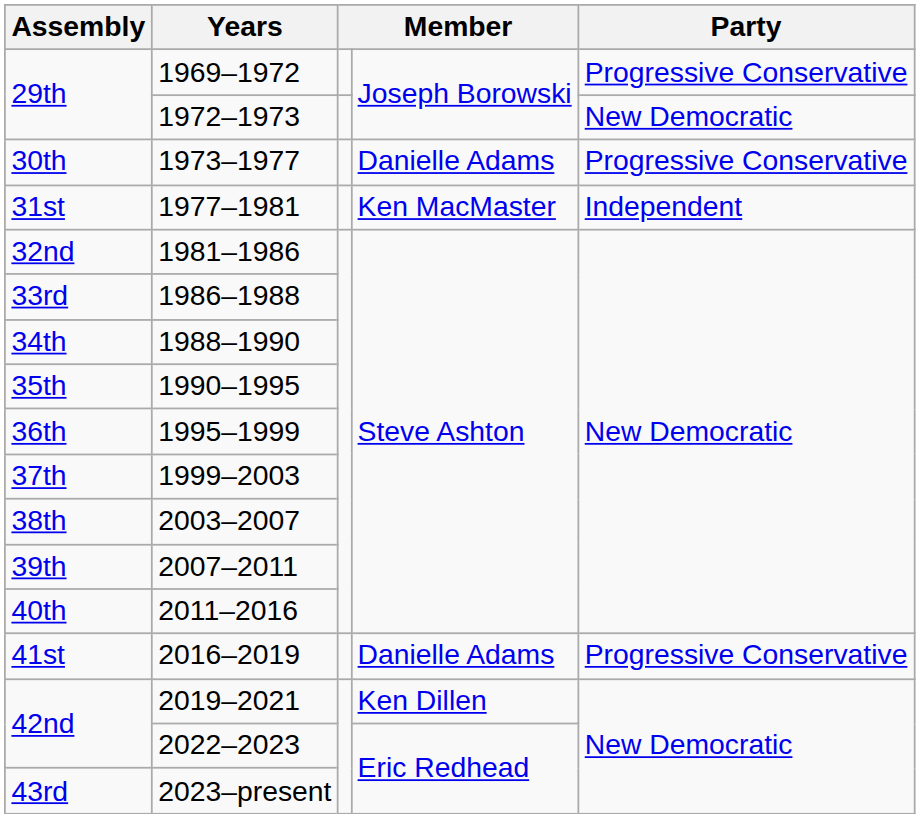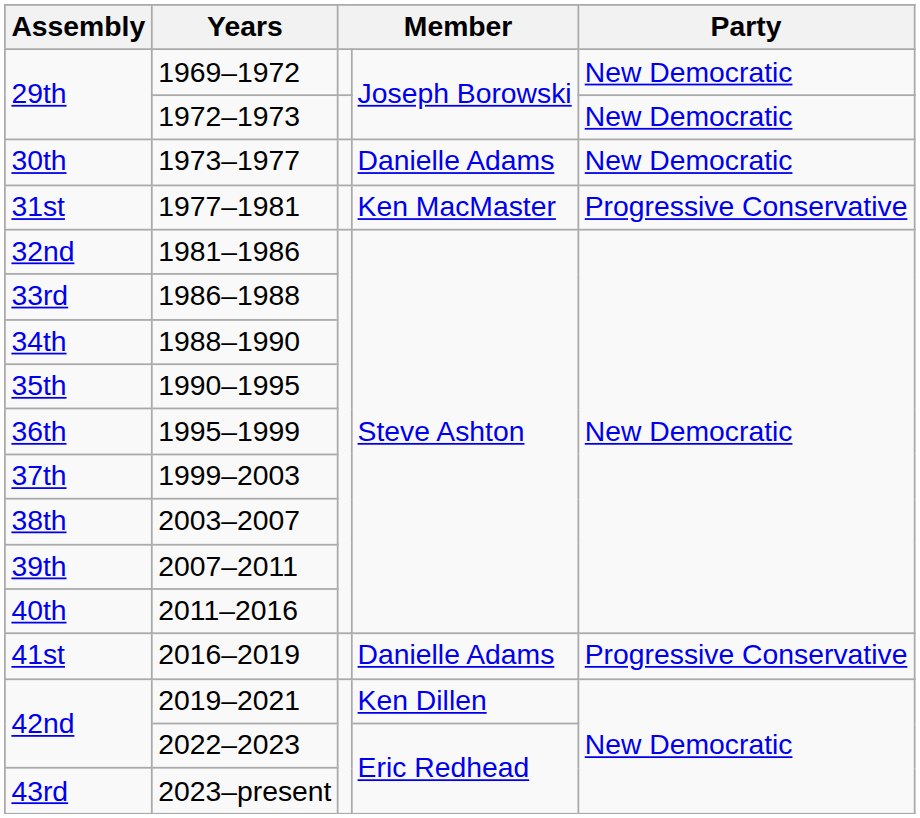(746, 71) Progressive Conservative -> (689, 71) New Democratic
(746, 161) Progressive Conservative -> (689, 161) New Democratic
(663, 206) Independent -> (746, 206) Progressive Conservative
